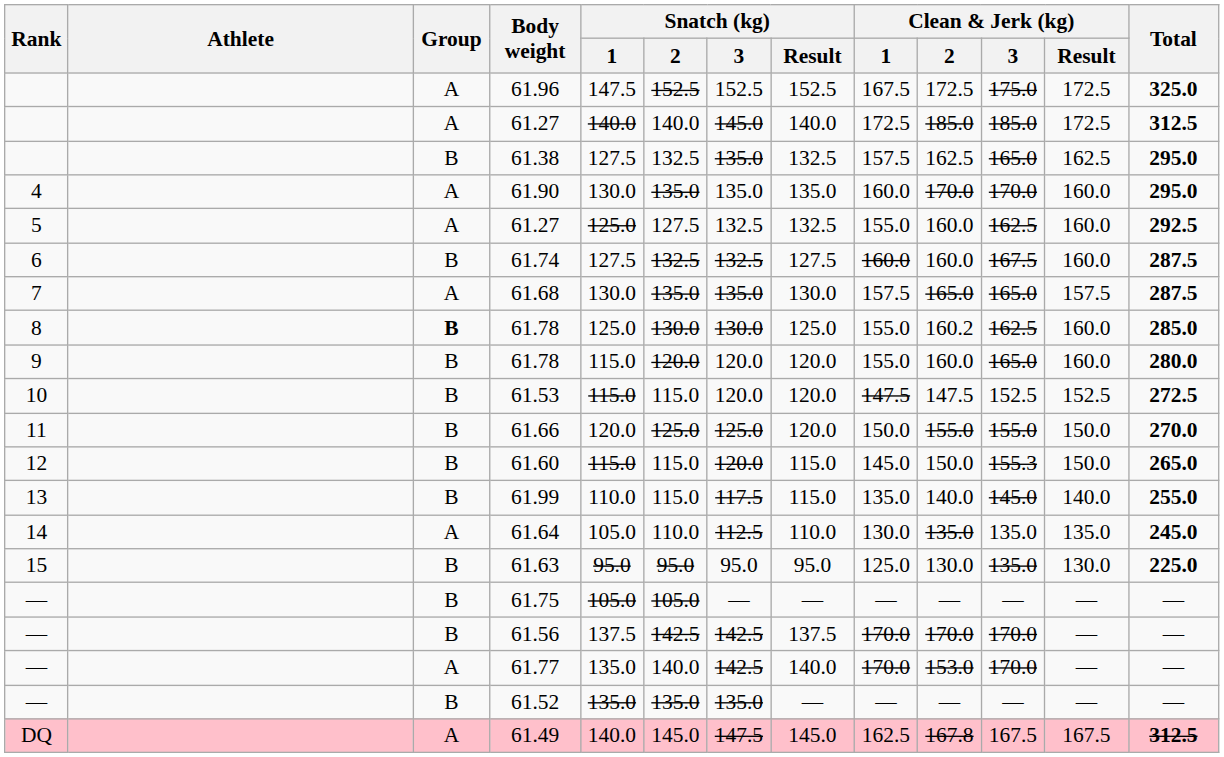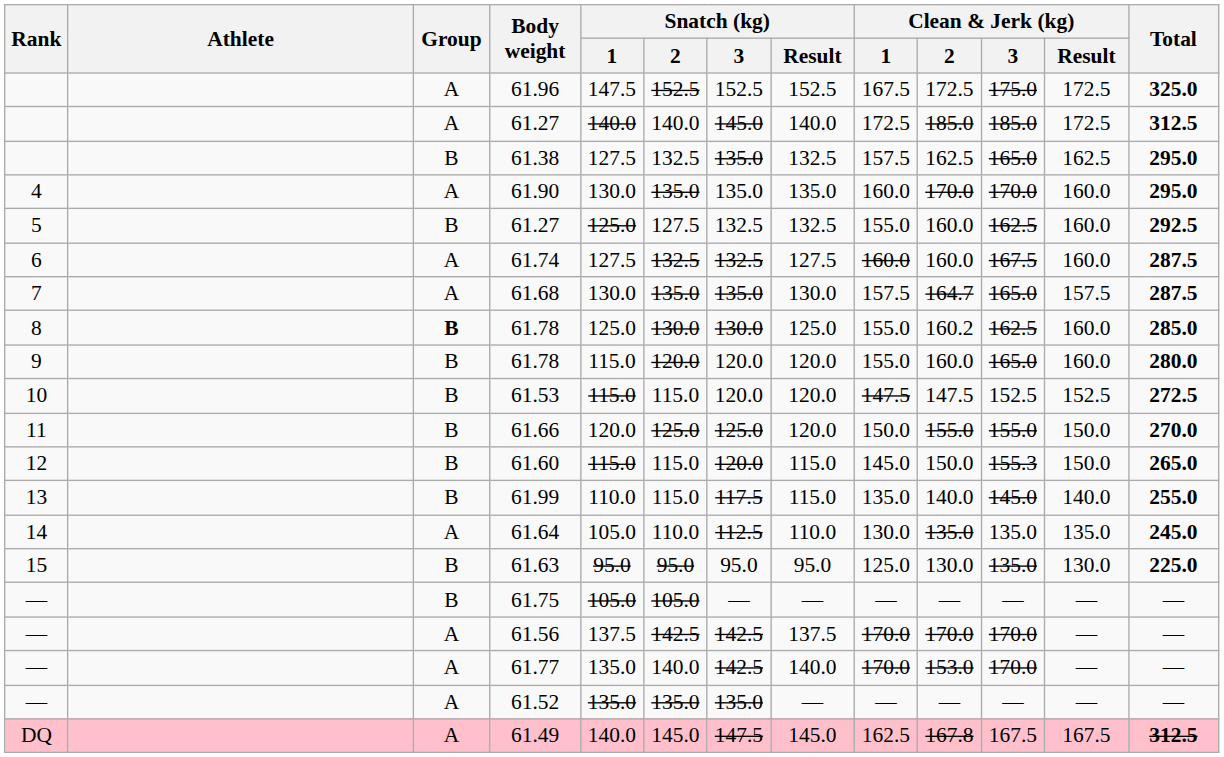(451, 225) A -> (451, 225) B
(451, 259) B -> (451, 259) A
(949, 293) 165.0 -> (949, 293) 164.7
(451, 633) B -> (451, 633) A
(451, 701) B -> (451, 701) A
